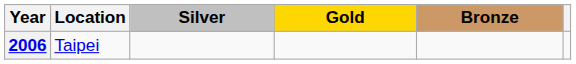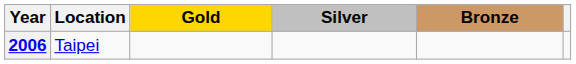columns swapped: (345, 18) <-> (202, 18)
